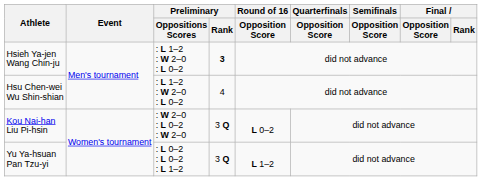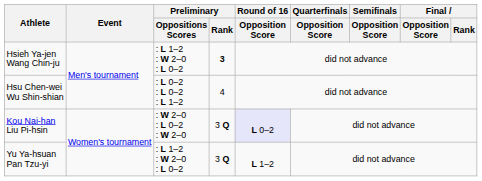(171, 92) : L 1–2 : W 2–0 : L 0–2 -> (169, 92) : L 0–2 : L 0–2 : L 1–2
(263, 130) no background -> (263, 130) lavender background
(169, 159) : L 0–2 : L 0–2 : L 1–2 -> (171, 159) : L 1–2 : W 2–0 : L 0–2
